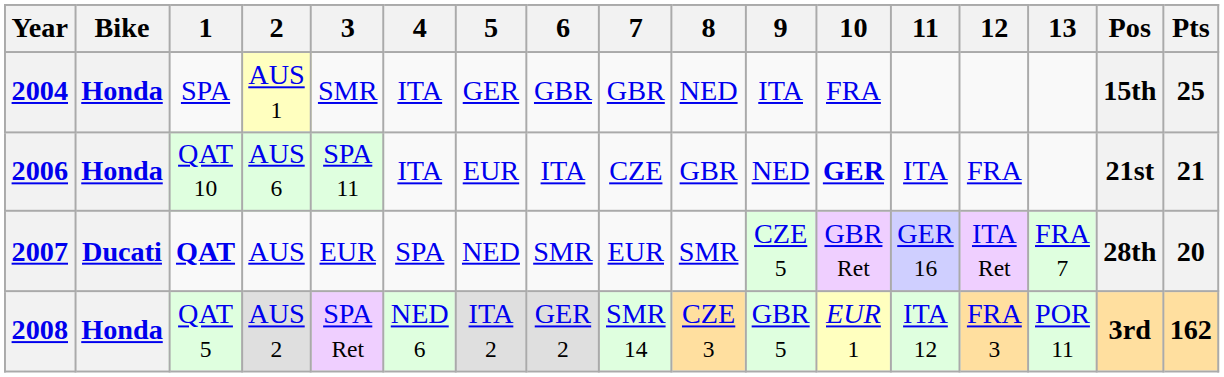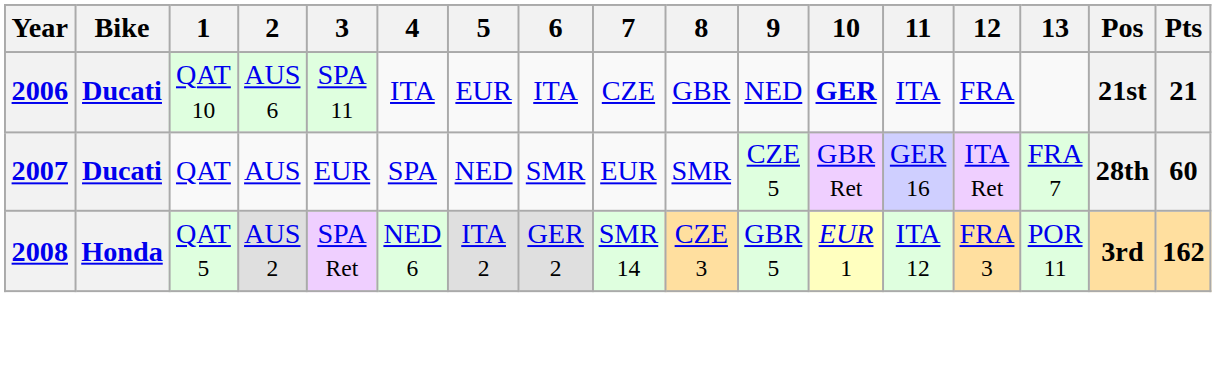- row: (40, 91)
(122, 171) Honda -> (122, 91) Ducati
(206, 251) bold -> (203, 171) normal
(1191, 251) 20 -> (1183, 171) 60
